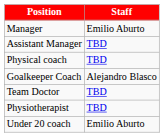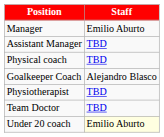rows swapped: (38, 108) <-> (33, 92)
(116, 124) no background -> (116, 124) lightyellow background
